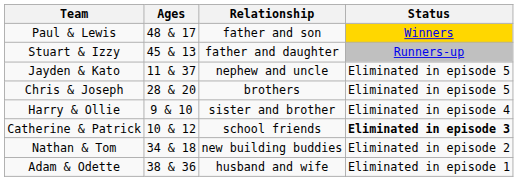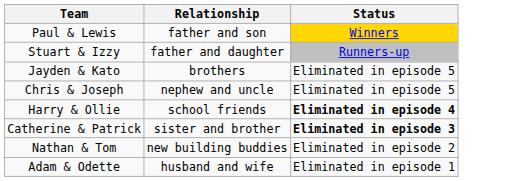- column: (171, 14)
(272, 71) nephew and uncle -> (217, 71) brothers
(272, 90) brothers -> (217, 90) nephew and uncle
(272, 109) sister and brother -> (217, 109) school friends
(429, 109) normal -> (374, 109) bold
(272, 128) school friends -> (217, 128) sister and brother
